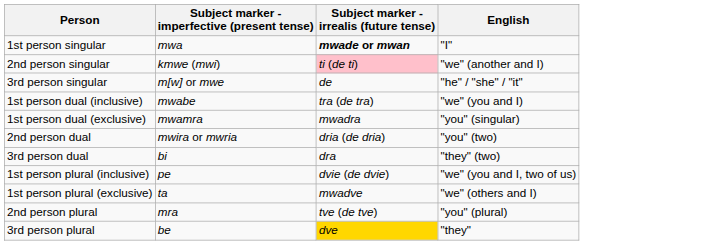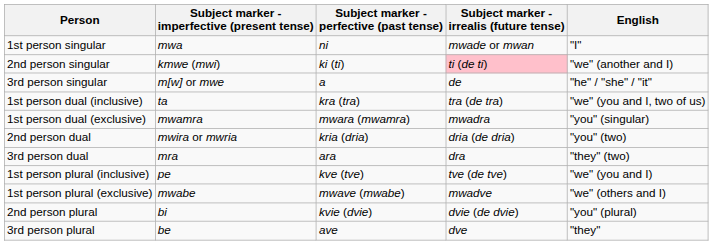+ column: (381, 20)
(364, 45) bold -> (491, 45) normal
(177, 100) mwabe -> (163, 100) ta
(482, 100) "we" (you and I) -> (638, 100) "we" (you and I, two of us)
(162, 156) bi -> (168, 156) mra
(354, 175) dvie (de dvie) -> (478, 175) tve (de tve)
(508, 175) "we" (you and I, two of us) -> (611, 175) "we" (you and I)
(163, 193) ta -> (177, 193) mwabe
(168, 212) mra -> (162, 212) bi
(348, 212) tve (de tve) -> (483, 212) dvie (de dvie)
(328, 230) gold background -> (458, 230) no background
